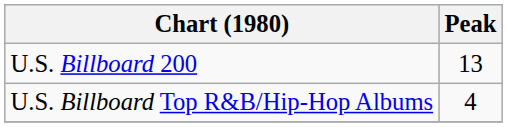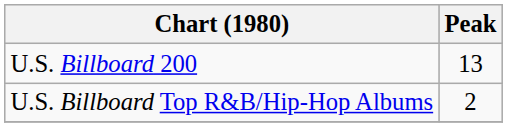(471, 102) 4 -> (471, 102) 2
